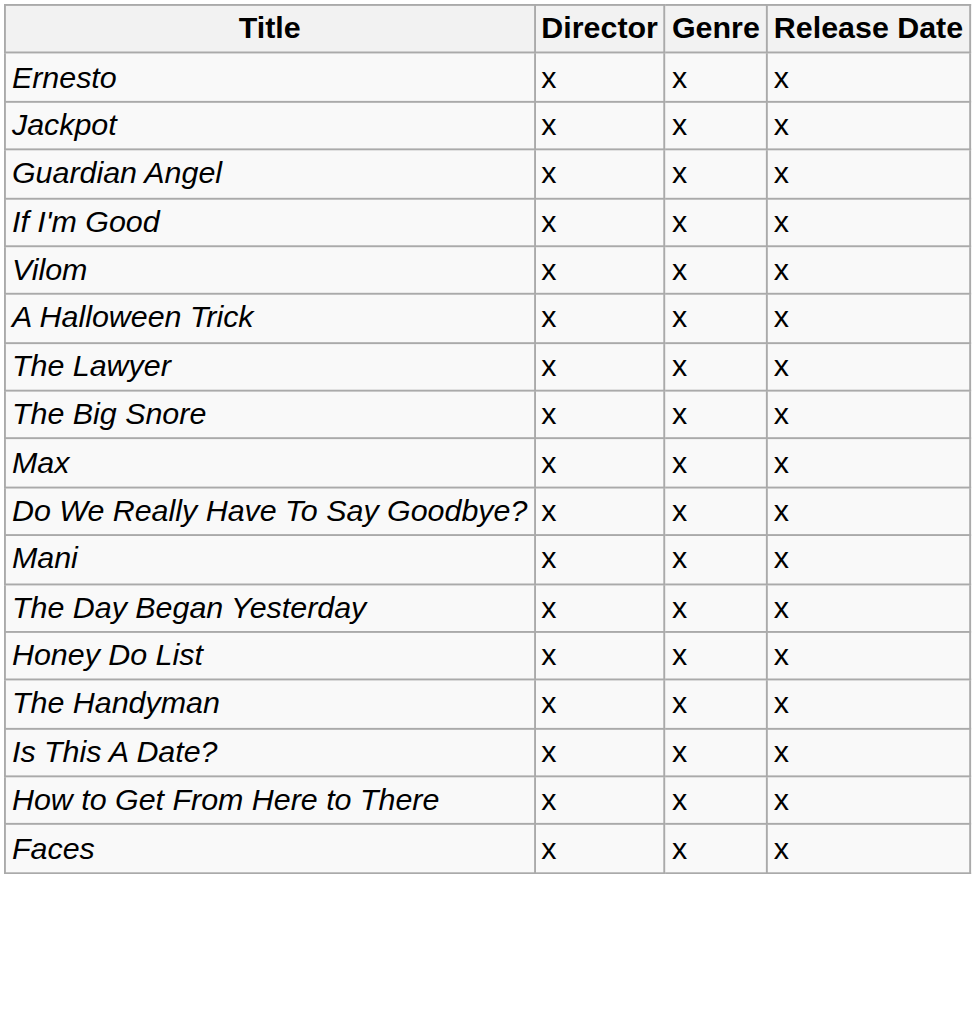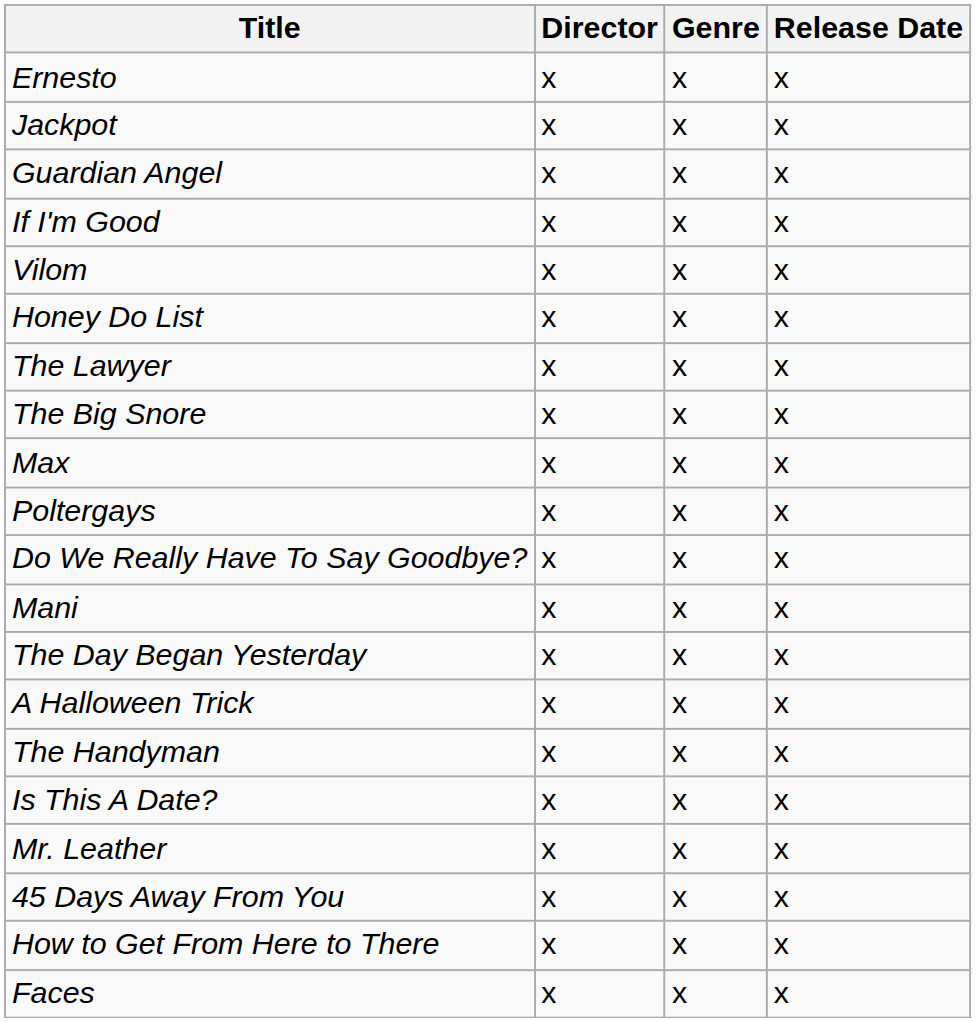rows swapped: (133, 317) <-> (107, 655)
+ row: (84, 510)
+ row: (89, 848)
+ row: (178, 896)
